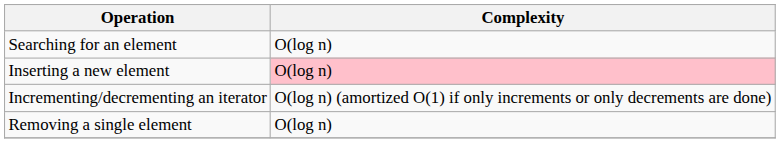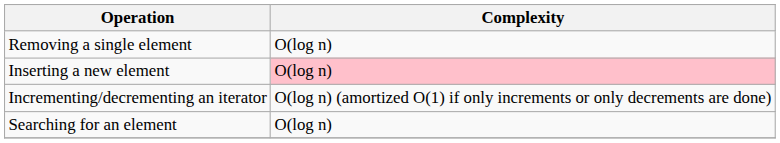rows swapped: (93, 44) <-> (100, 124)
